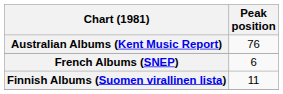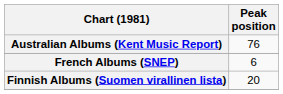(254, 80) 11 -> (254, 80) 20
